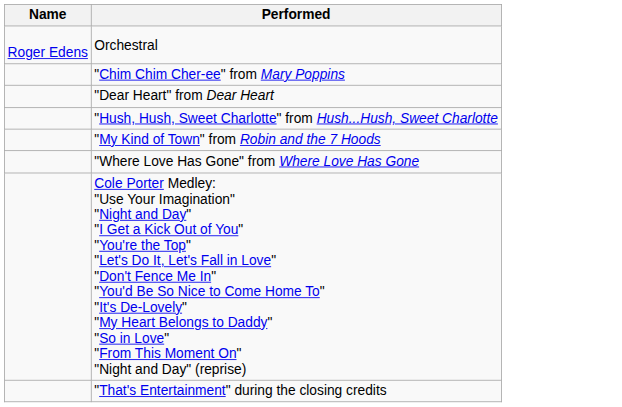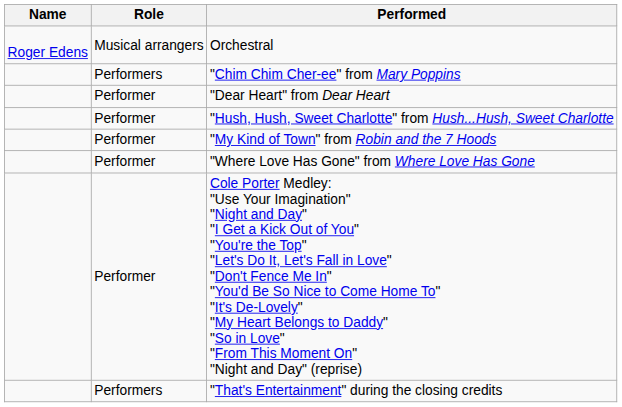+ column: (149, 15)
